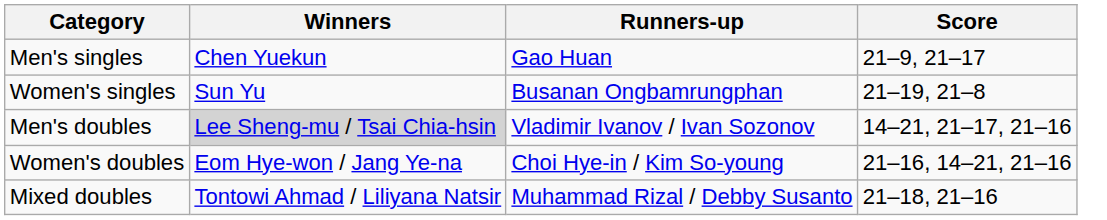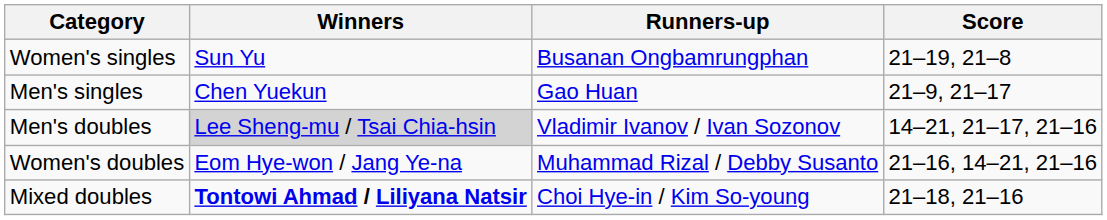rows swapped: (76, 57) <-> (93, 92)
(648, 162) Choi Hye-in / Kim So-young -> (708, 162) Muhammad Rizal / Debby Susanto
(348, 197) normal -> (361, 197) bold
(682, 197) Muhammad Rizal / Debby Susanto -> (673, 197) Choi Hye-in / Kim So-young
